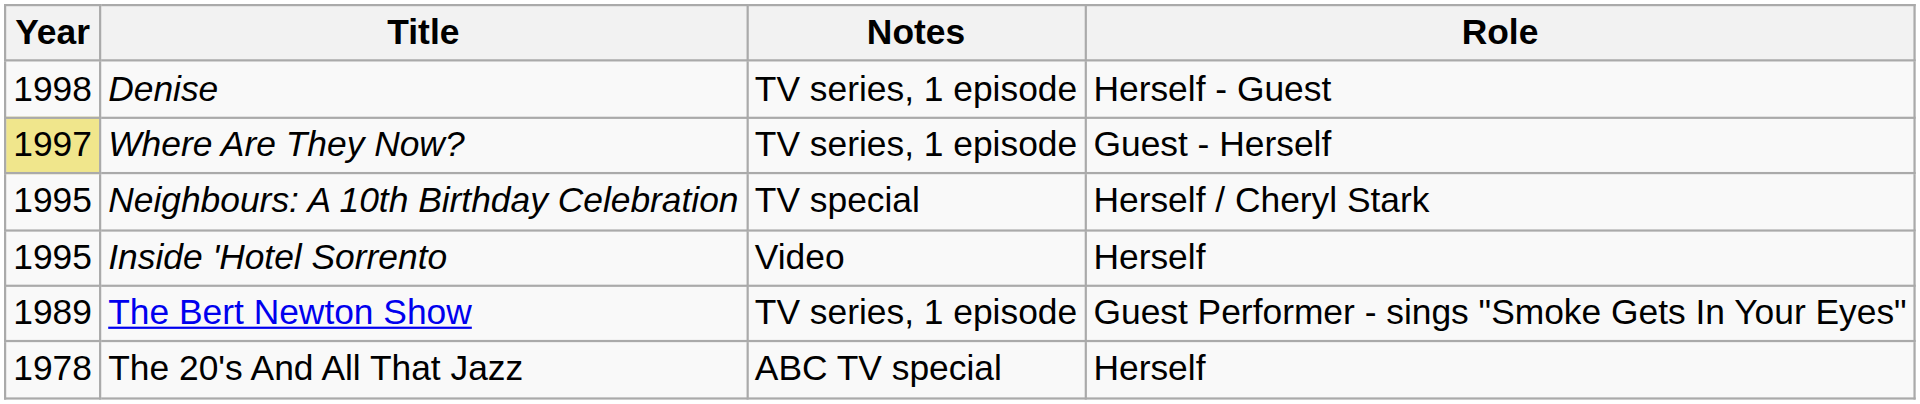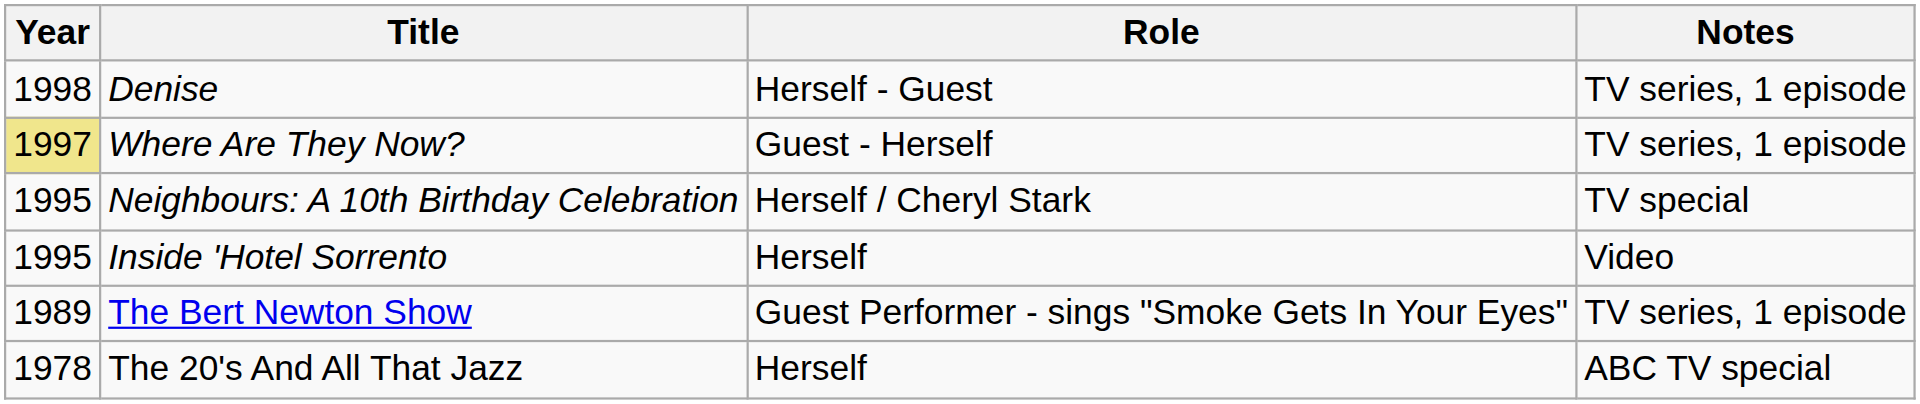columns swapped: (1500, 32) <-> (916, 32)
